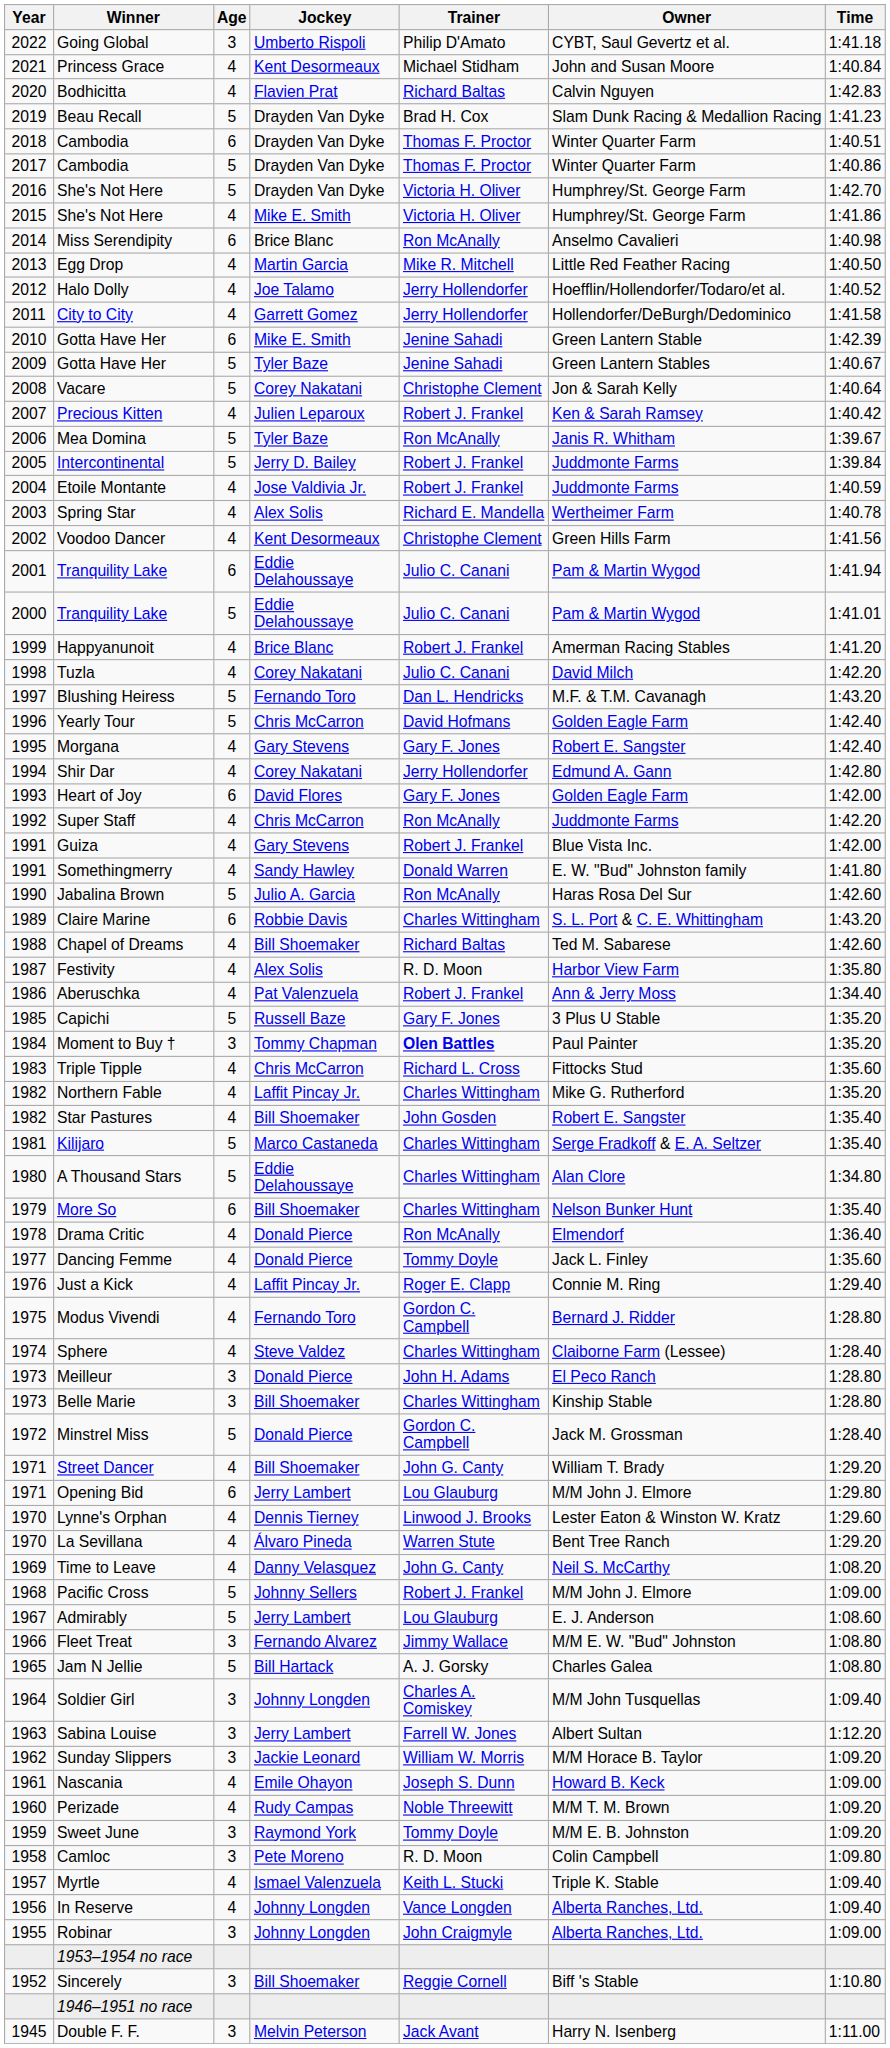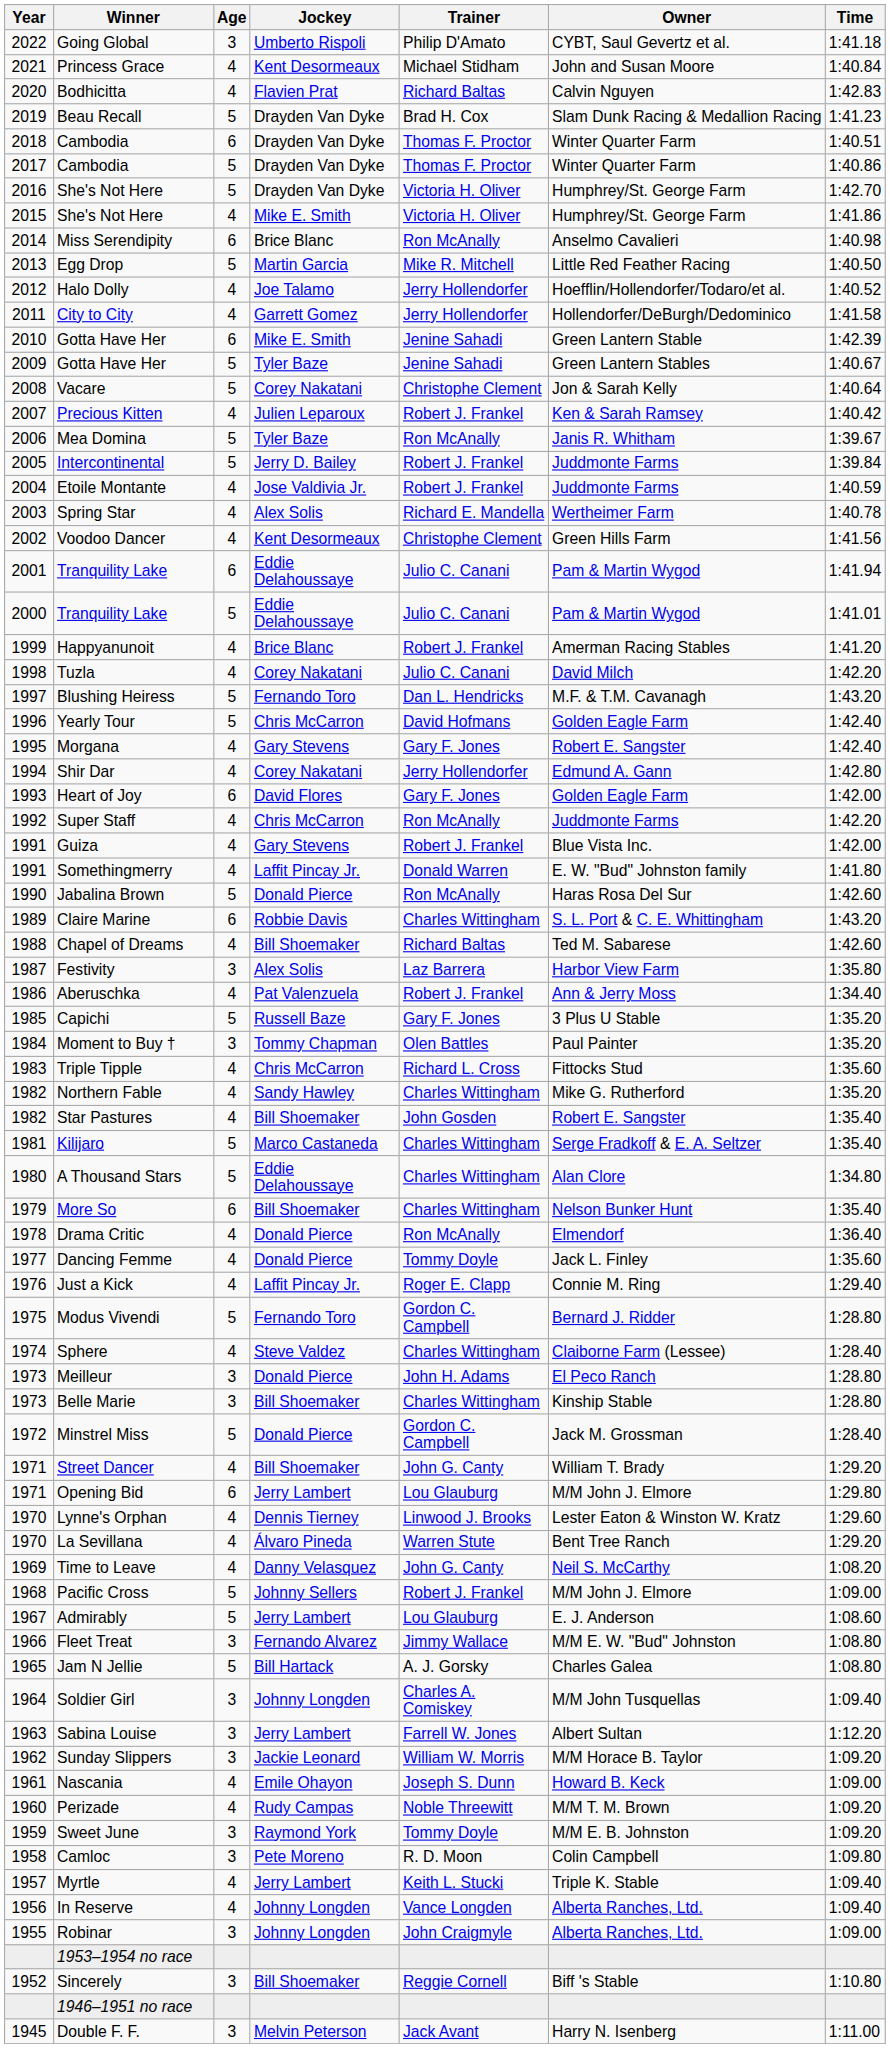(232, 265) 4 -> (232, 265) 5
(304, 871) Sandy Hawley -> (307, 871) Laffit Pincay Jr.
(305, 895) Julio A. Garcia -> (303, 895) Donald Pierce
(232, 970) 4 -> (232, 970) 3
(443, 970) R. D. Moon -> (444, 970) Laz Barrera
(449, 1044) bold -> (446, 1044) normal
(307, 1094) Laffit Pincay Jr. -> (304, 1094) Sandy Hawley
(232, 1318) 4 -> (232, 1318) 5
(317, 1883) Ismael Valenzuela -> (302, 1883) Jerry Lambert
